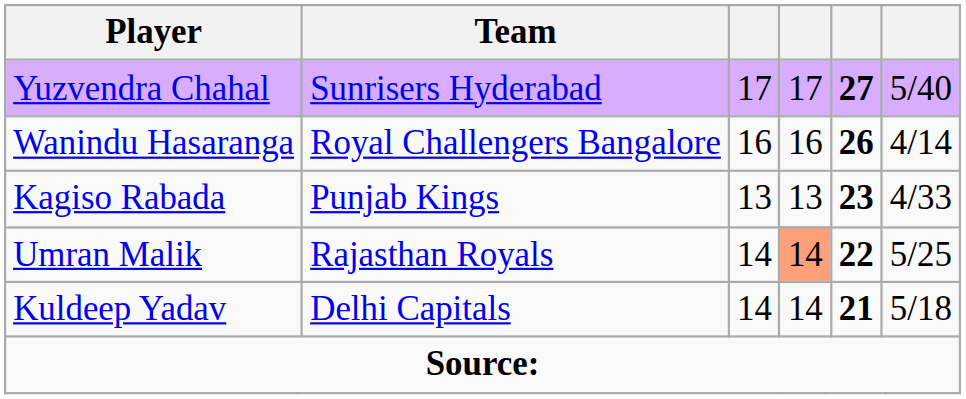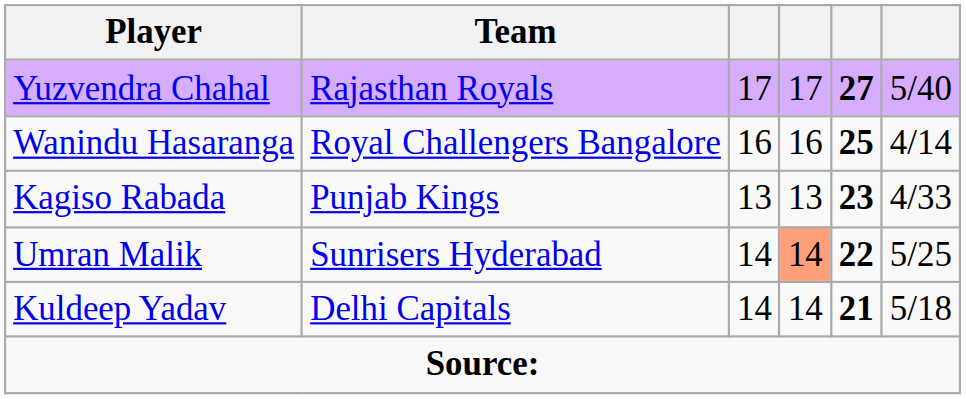(456, 87) Sunrisers Hyderabad -> (432, 87) Rajasthan Royals
(856, 142) 26 -> (856, 142) 25
(432, 253) Rajasthan Royals -> (456, 253) Sunrisers Hyderabad
